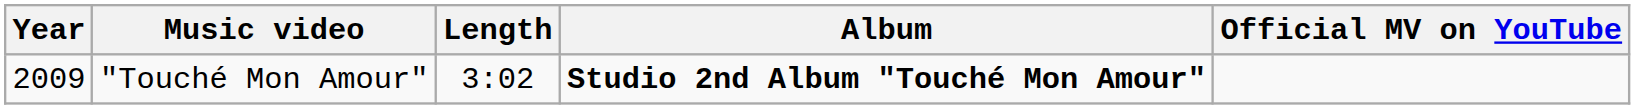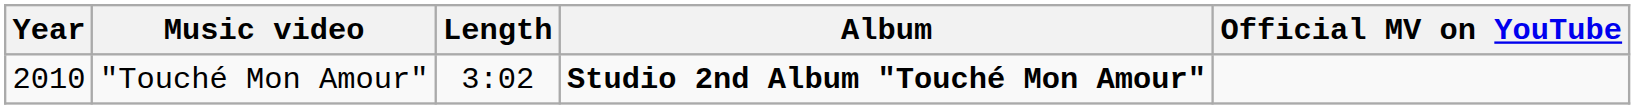(49, 80) 2009 -> (49, 80) 2010
